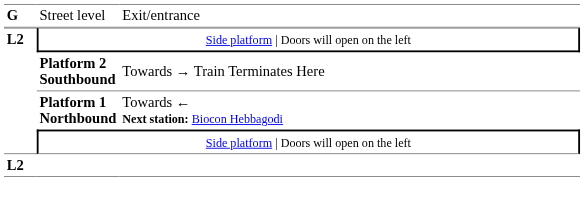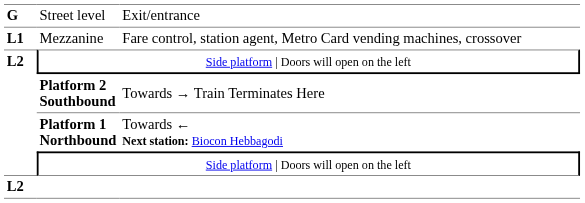+ row: (71, 38)
